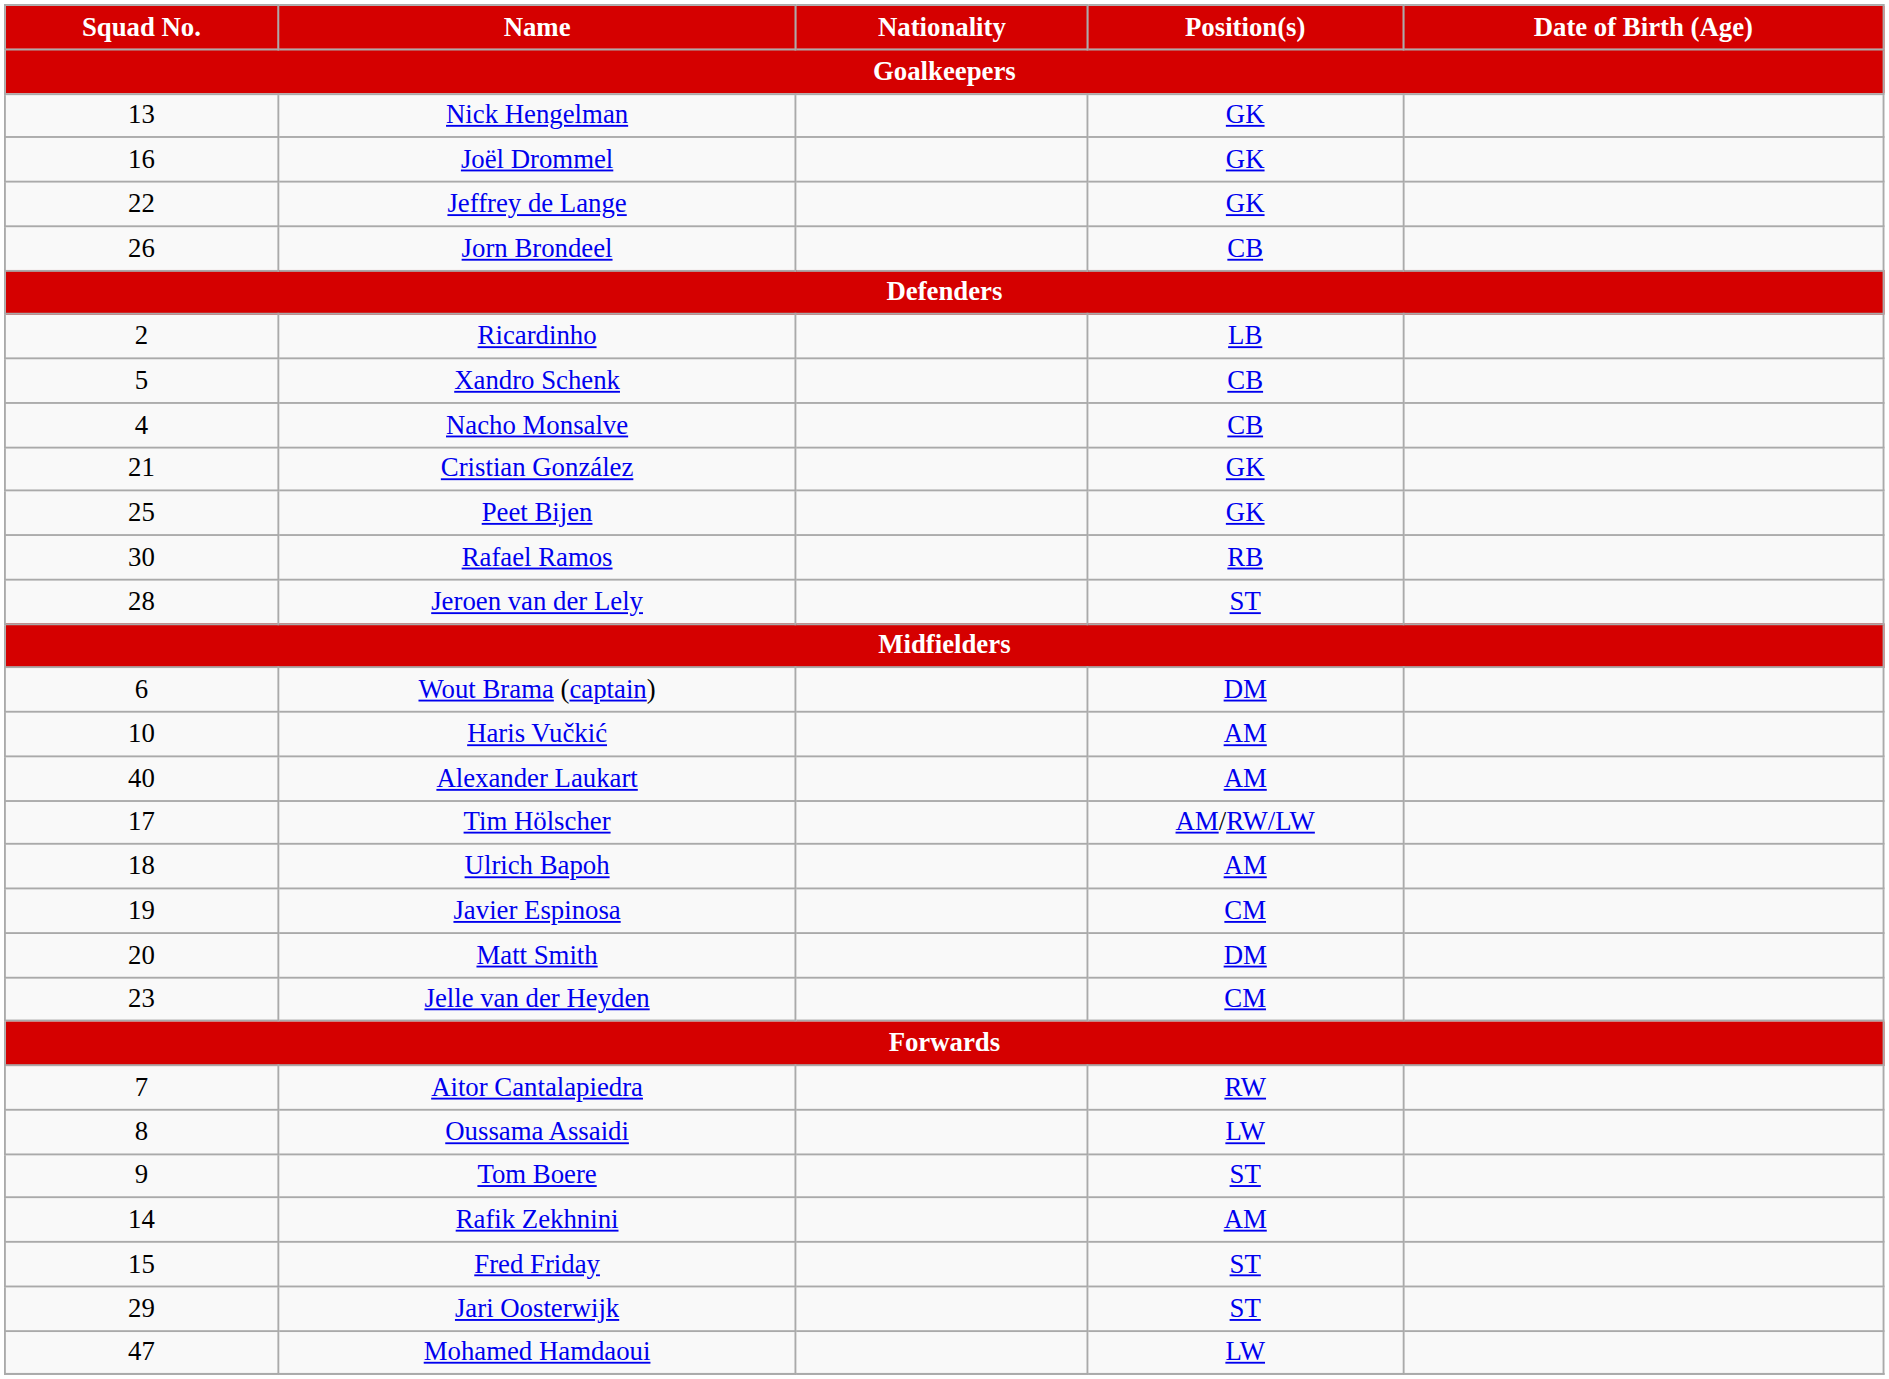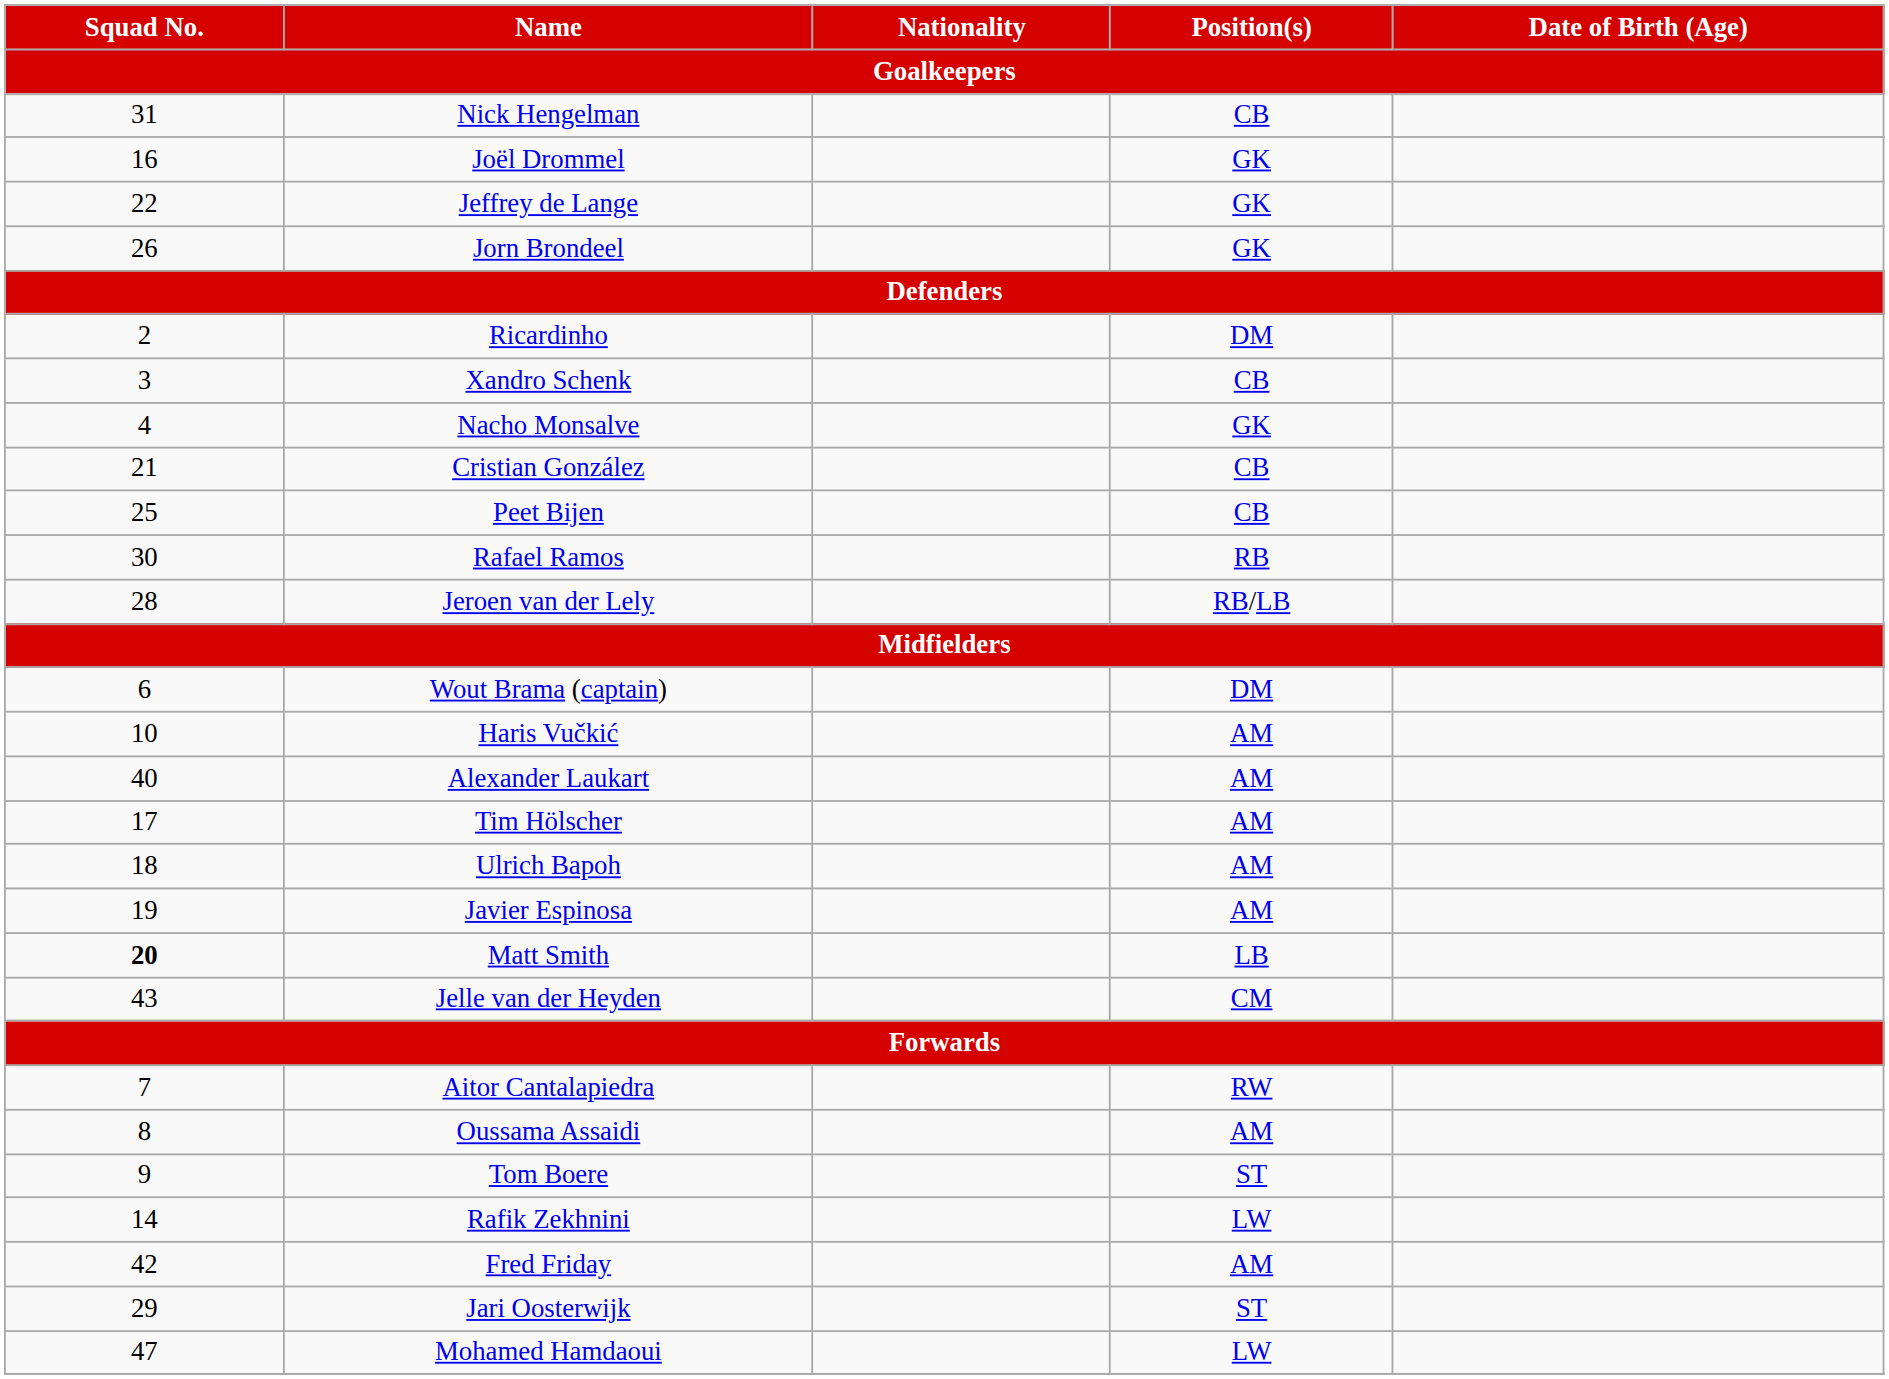(141, 115) 13 -> (144, 115) 31
(1245, 115) GK -> (1252, 115) CB
(1245, 247) CB -> (1252, 247) GK
(1245, 336) LB -> (1252, 336) DM
(141, 380) 5 -> (144, 380) 3
(1245, 424) CB -> (1252, 424) GK
(1245, 468) GK -> (1252, 468) CB
(1245, 512) GK -> (1252, 512) CB
(1245, 601) ST -> (1252, 601) RB/LB
(1245, 822) AM/RW/LW -> (1252, 822) AM
(1245, 910) CM -> (1252, 910) AM
(141, 954) normal -> (144, 954) bold
(1245, 954) DM -> (1252, 954) LB
(141, 998) 23 -> (144, 998) 43
(1245, 1131) LW -> (1252, 1131) AM
(1245, 1219) AM -> (1252, 1219) LW
(141, 1263) 15 -> (144, 1263) 42
(1245, 1263) ST -> (1252, 1263) AM
